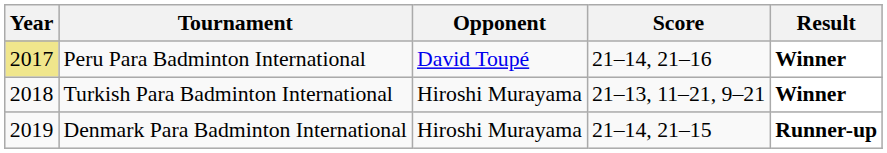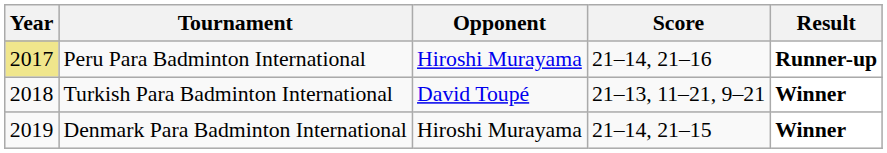(473, 58) David Toupé -> (499, 58) Hiroshi Murayama
(811, 58) Winner -> (826, 58) Runner-up
(499, 94) Hiroshi Murayama -> (473, 94) David Toupé
(826, 130) Runner-up -> (811, 130) Winner
